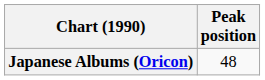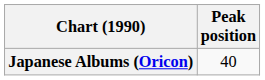(228, 61) 48 -> (228, 61) 40
